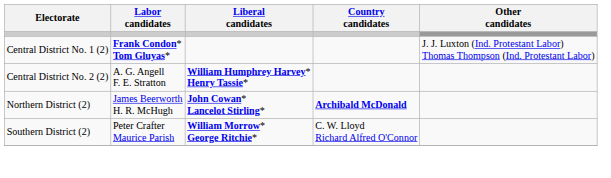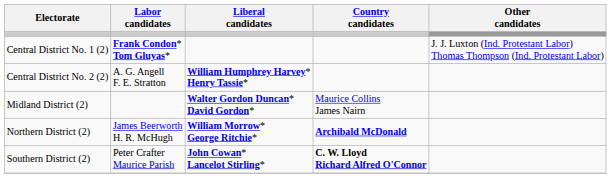+ row: (47, 104)
(226, 104) John Cowan* Lancelot Stirling* -> (226, 132) William Morrow* George Ritchie*
(226, 132) William Morrow* George Ritchie* -> (226, 159) John Cowan* Lancelot Stirling*
(366, 132) normal -> (371, 159) bold
